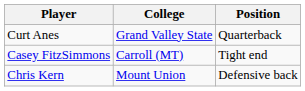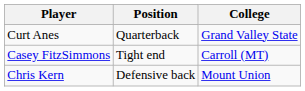columns swapped: (258, 14) <-> (164, 14)
